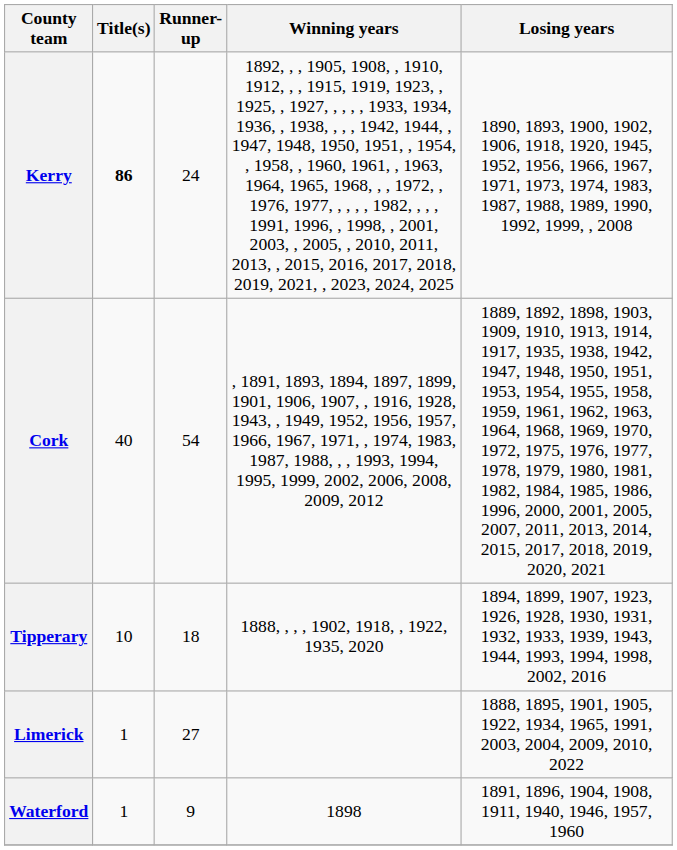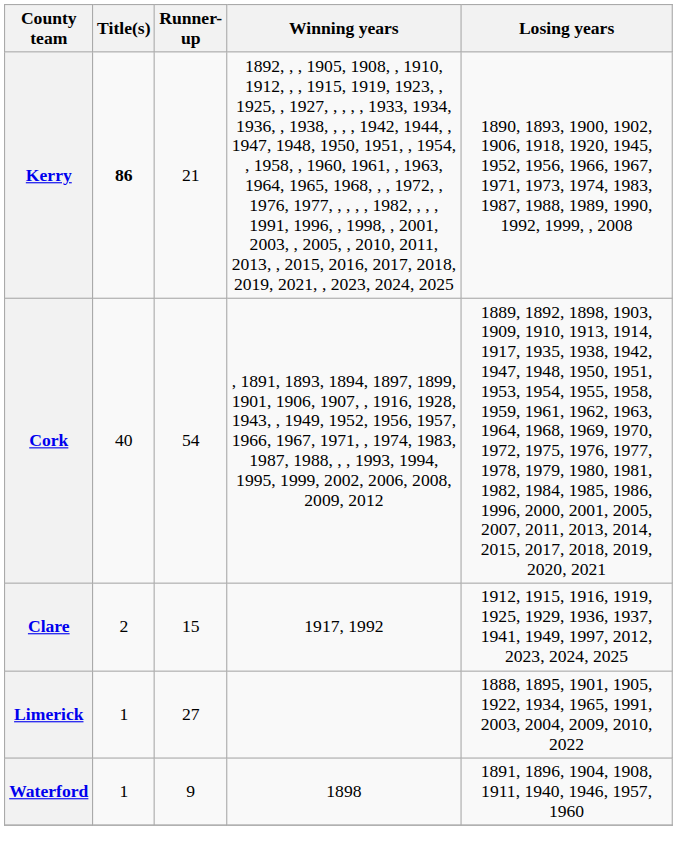(191, 175) 24 -> (191, 175) 21
- row: (49, 636)
+ row: (49, 626)
